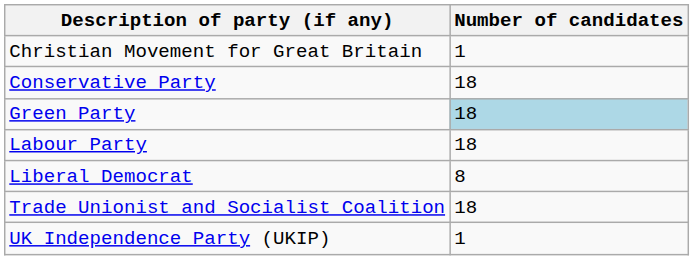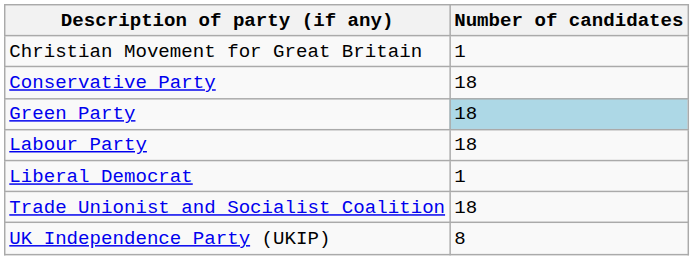(460, 176) 8 -> (460, 176) 1
(460, 238) 1 -> (460, 238) 8
